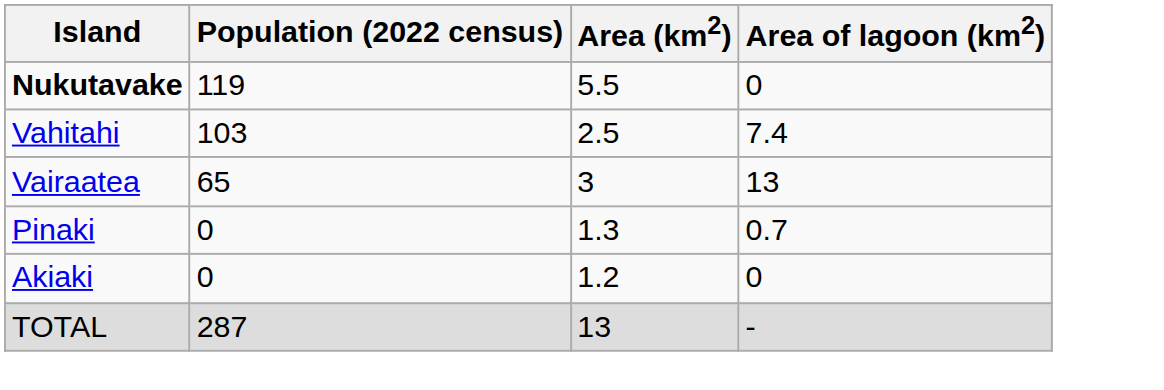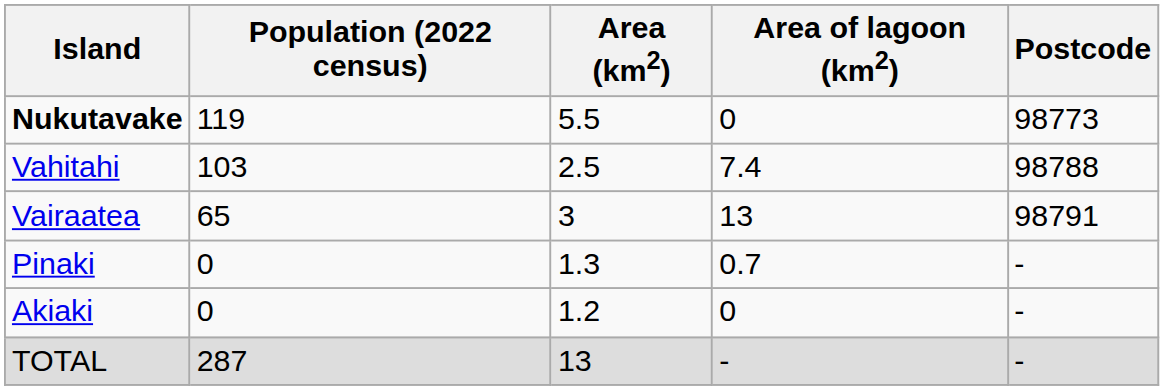+ column: (1083, 49)
